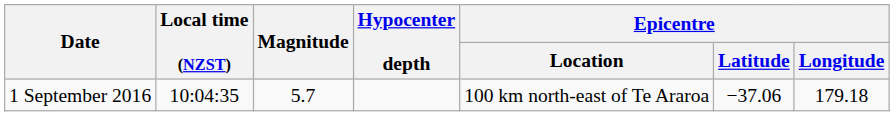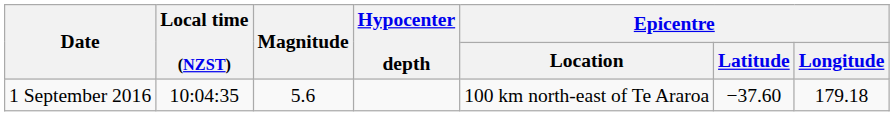(303, 94) 5.7 -> (303, 94) 5.6
(754, 94) −37.06 -> (754, 94) −37.60
